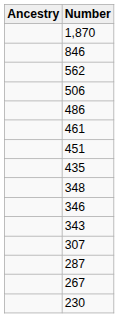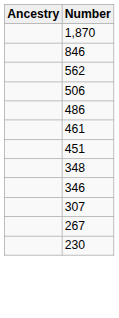- row: (75, 168)
- row: (75, 226)
- row: (75, 264)
